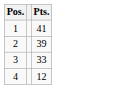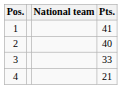+ column: (64, 12)
(42, 44) 39 -> (107, 44) 40
(42, 76) 12 -> (107, 76) 21
